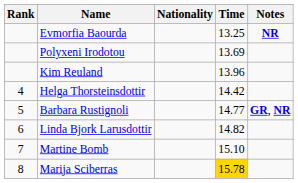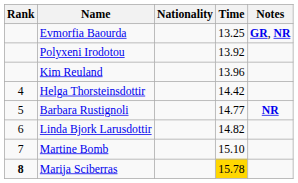(270, 33) NR -> (270, 33) GR, NR
(232, 52) 13.69 -> (232, 52) 13.92
(270, 110) GR, NR -> (270, 110) NR
(21, 168) normal -> (21, 168) bold
